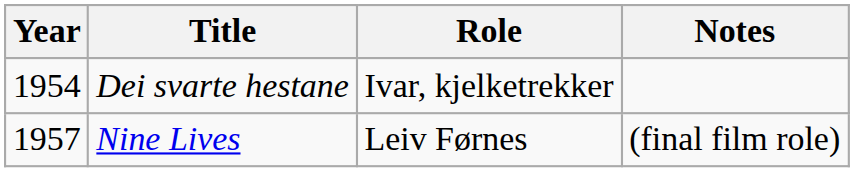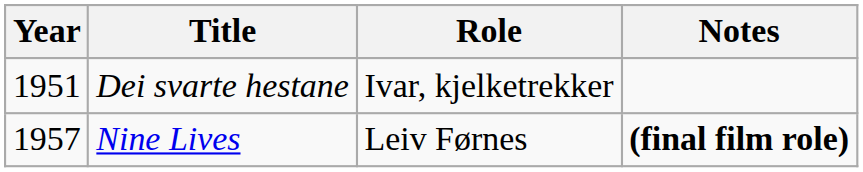(47, 85) 1954 -> (47, 85) 1951
(735, 138) normal -> (739, 138) bold
